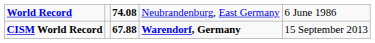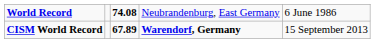(124, 30) 67.88 -> (124, 30) 67.89
